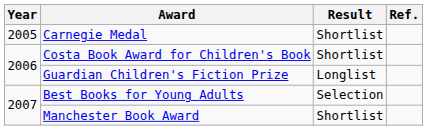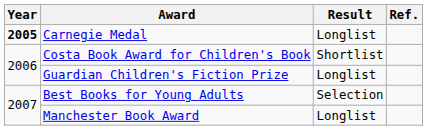(22, 35) normal -> (22, 35) bold
(350, 35) Shortlist -> (346, 35) Longlist
(350, 115) Shortlist -> (346, 115) Longlist
